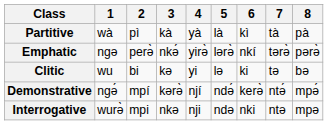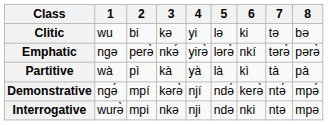rows swapped: (49, 71) <-> (49, 33)
